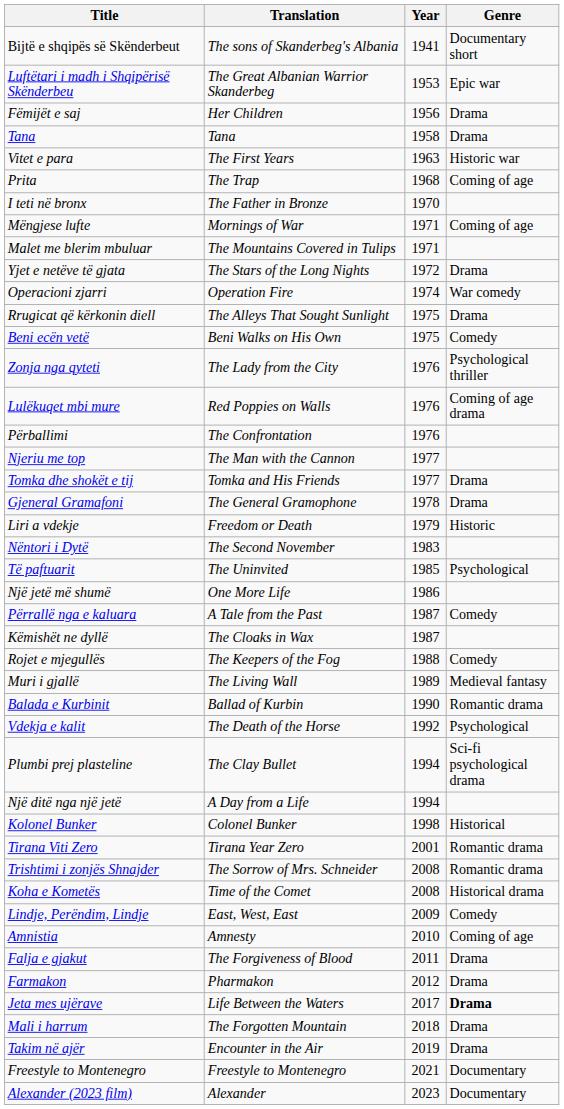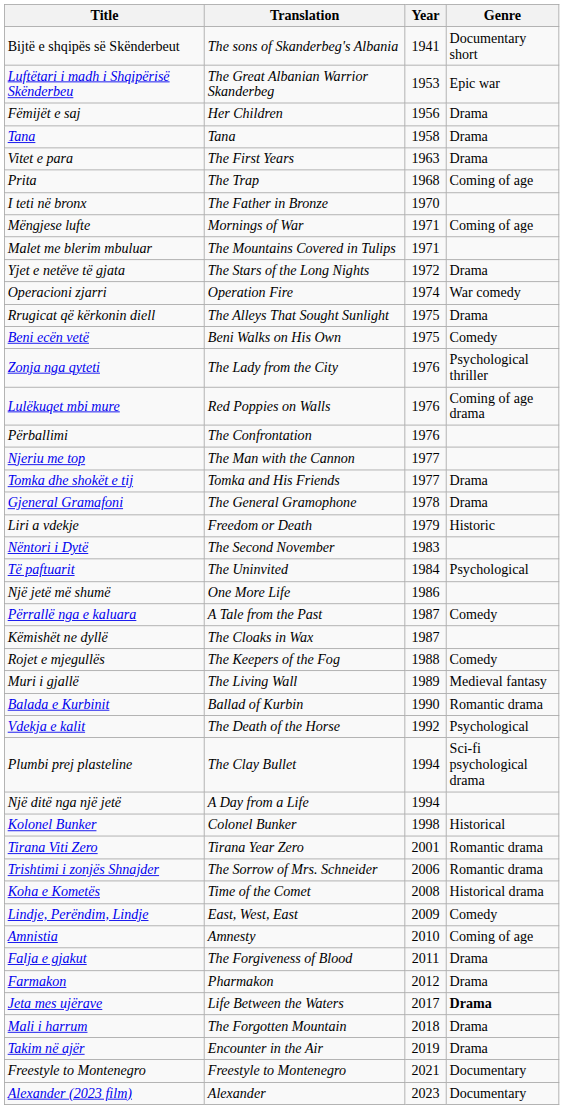(485, 158) Historic war -> (469, 158) Drama
(425, 570) 1985 -> (425, 570) 1984
(425, 869) 2008 -> (425, 869) 2006
